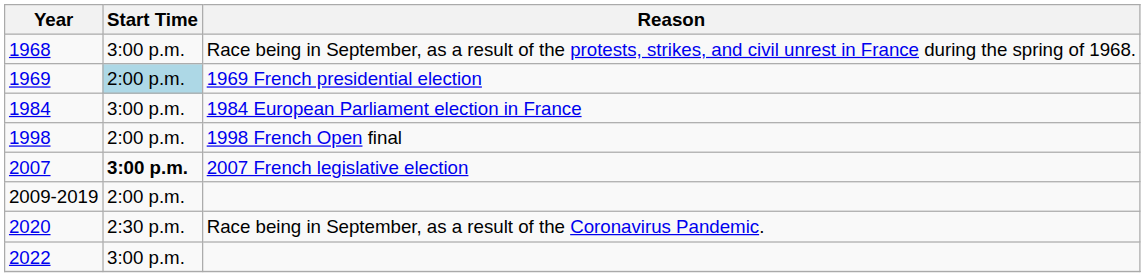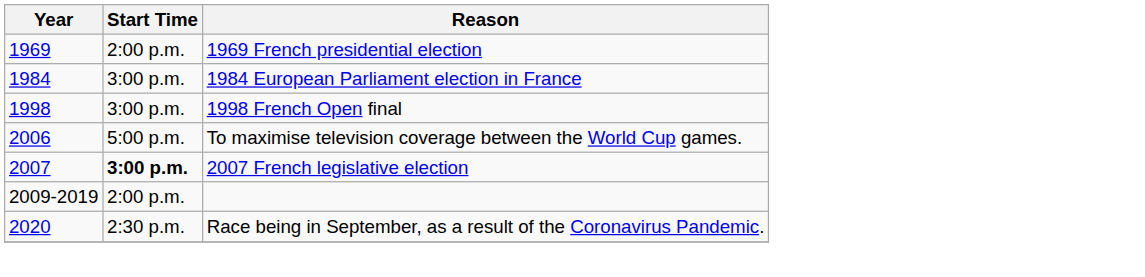- row: (30, 49)
(146, 79) lightblue background -> (146, 49) no background
(146, 138) 2:00 p.m. -> (146, 108) 3:00 p.m.
+ row: (30, 138)
- row: (30, 256)
